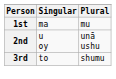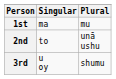(43, 41) u oy -> (43, 41) to
(43, 59) to -> (43, 63) u oy
